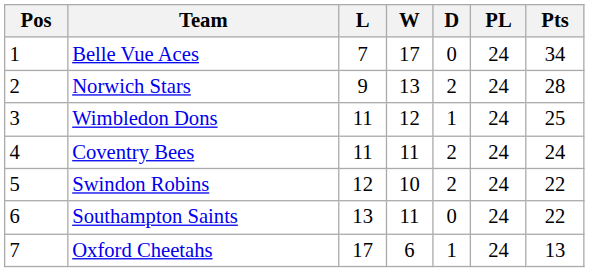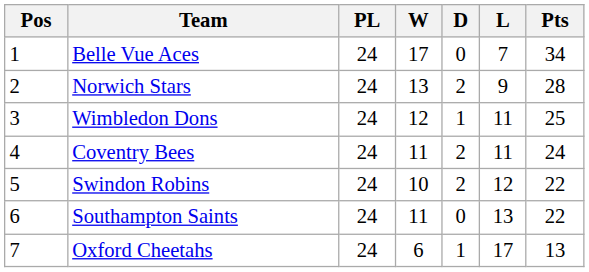columns swapped: (499, 20) <-> (363, 20)
